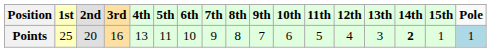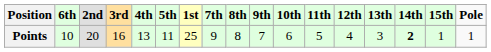columns swapped: (66, 14) <-> (190, 14)
(471, 36) lightblue background -> (471, 36) no background
